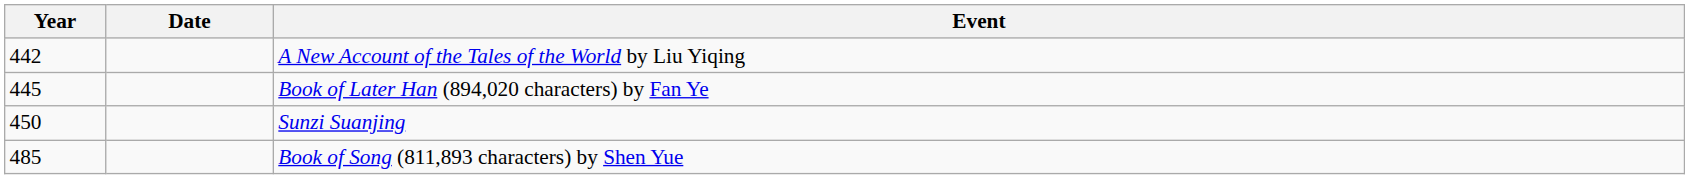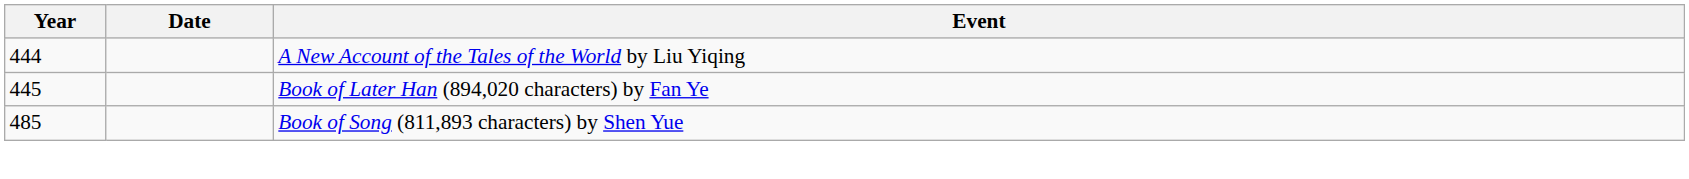(26, 55) 442 -> (26, 55) 444
- row: (342, 122)
